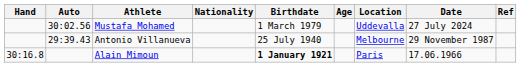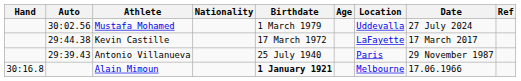+ row: (132, 40)
(380, 40) Melbourne -> (370, 55) Paris
(370, 55) Paris -> (380, 69) Melbourne
